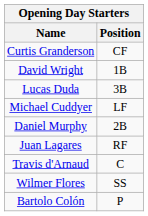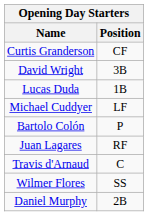(120, 70) 1B -> (120, 70) 3B
(120, 88) 3B -> (120, 88) 1B
rows swapped: (51, 126) <-> (51, 201)
